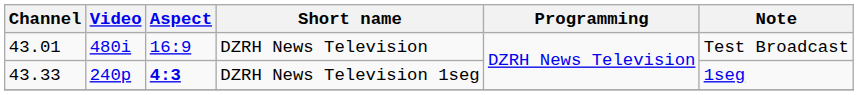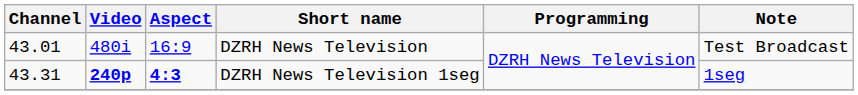(35, 75) 43.33 -> (35, 75) 43.31
(110, 75) normal -> (110, 75) bold
